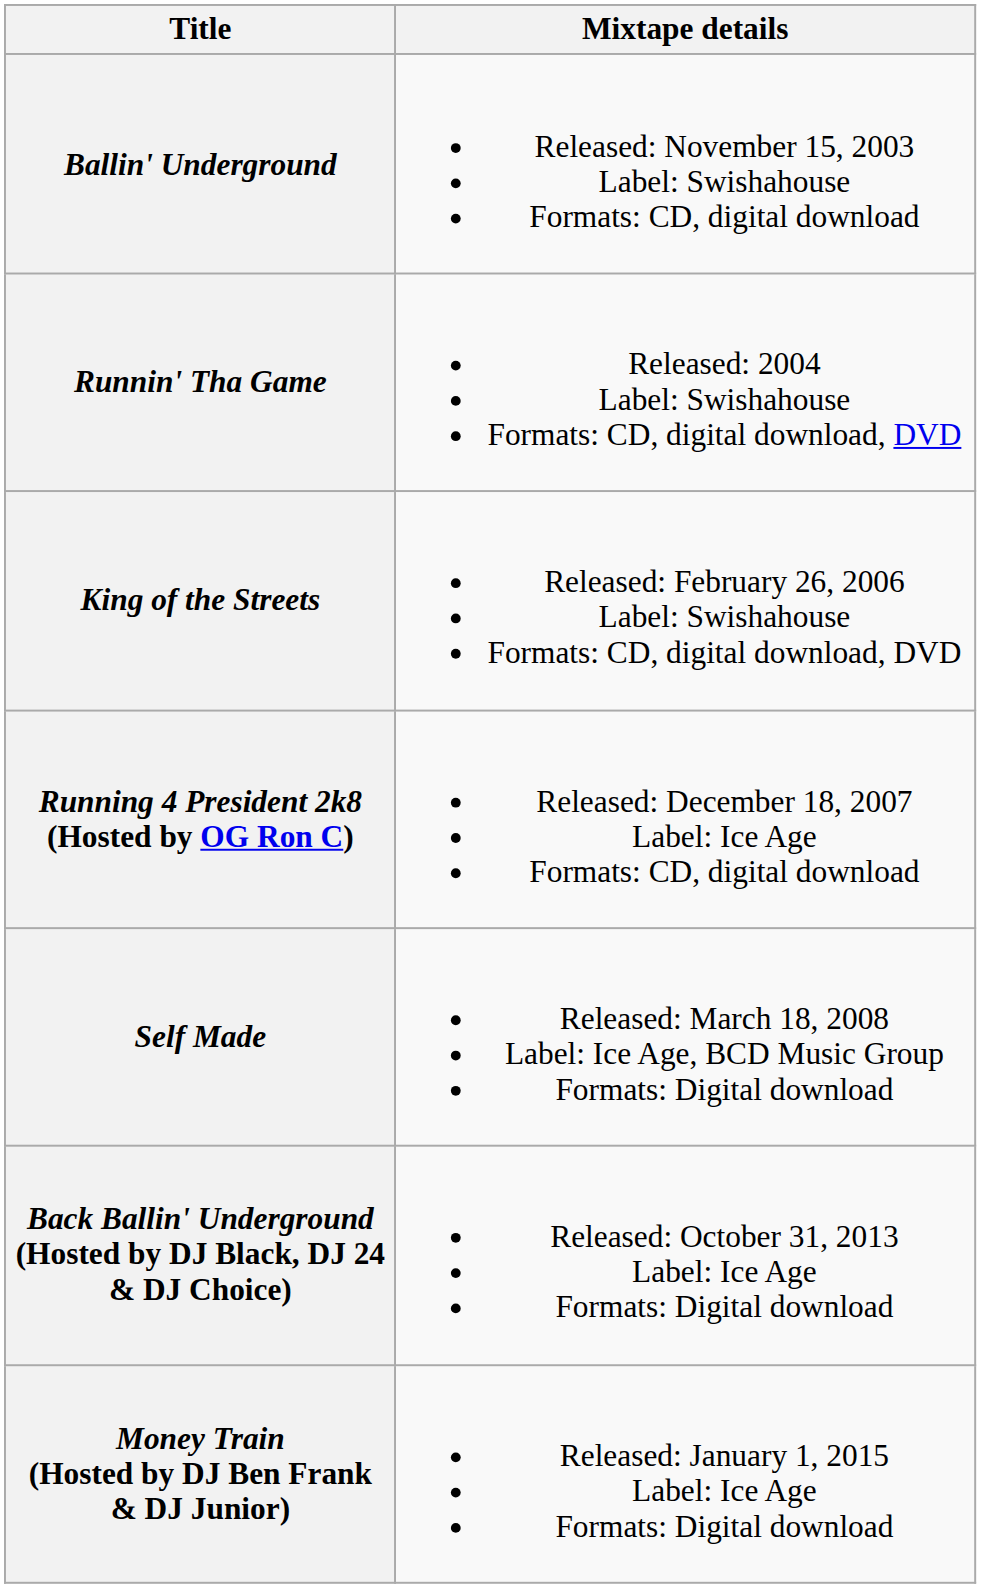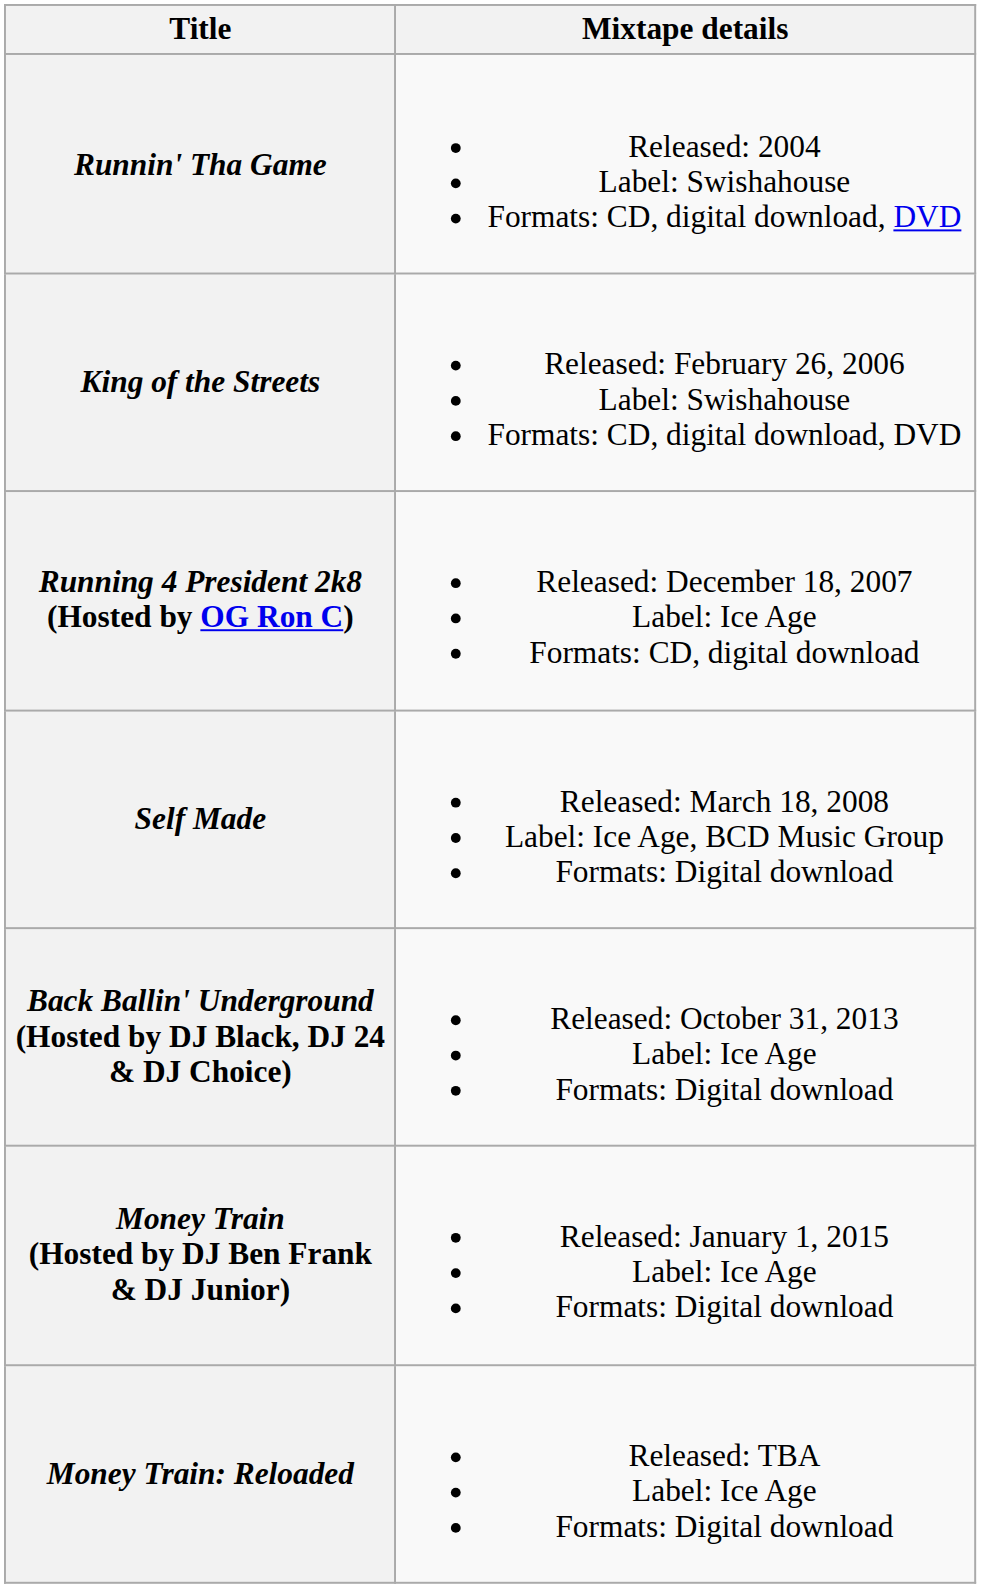- row: (200, 163)
+ row: (200, 1473)
